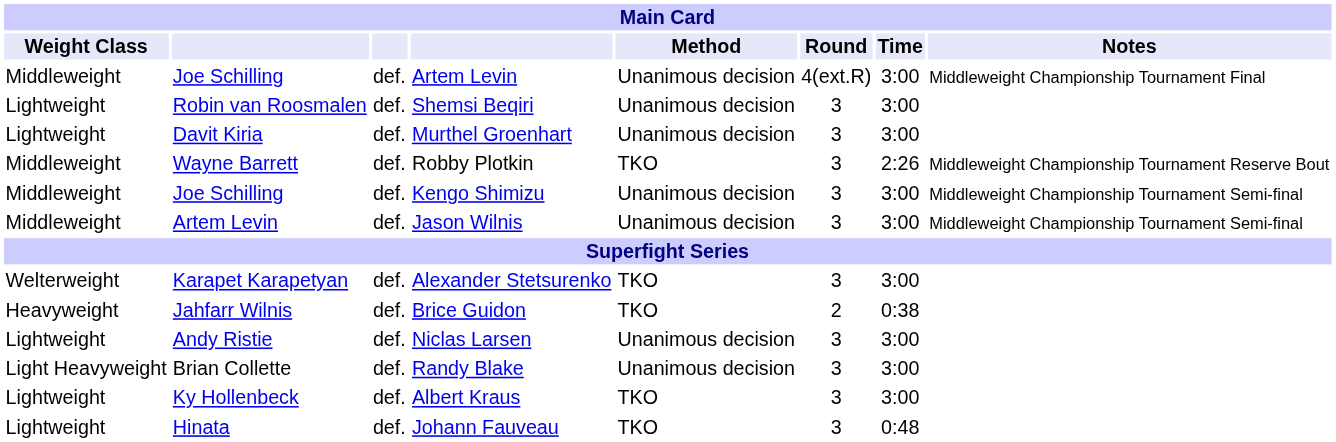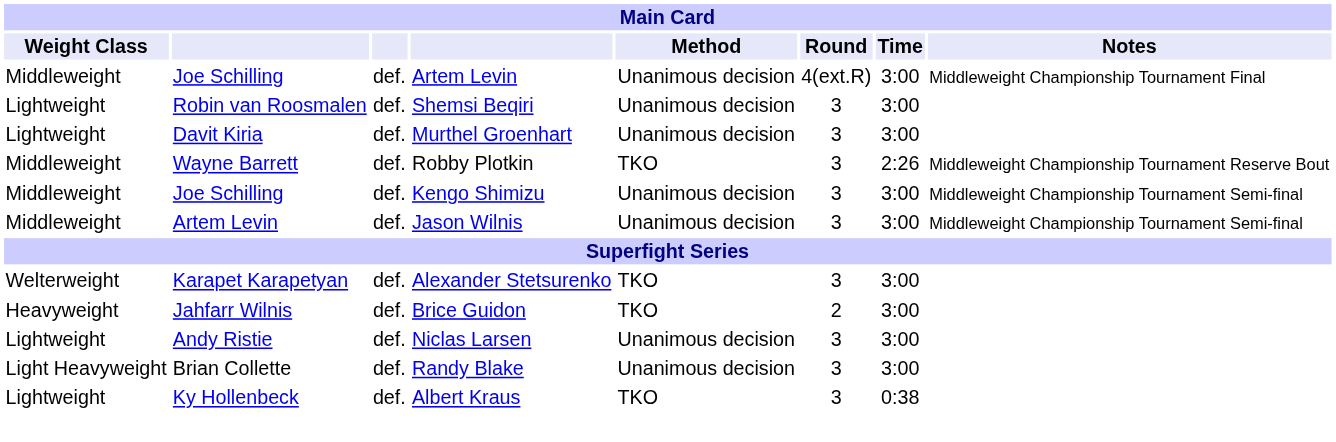(900, 310) 0:38 -> (900, 310) 3:00
(900, 398) 3:00 -> (900, 398) 0:38
- row: (485, 427)
